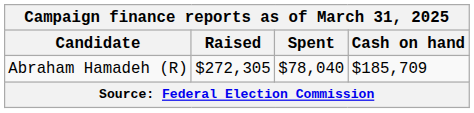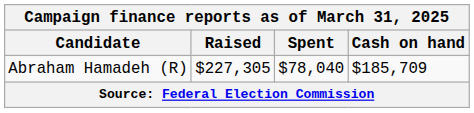(233, 69) $272,305 -> (233, 69) $227,305
